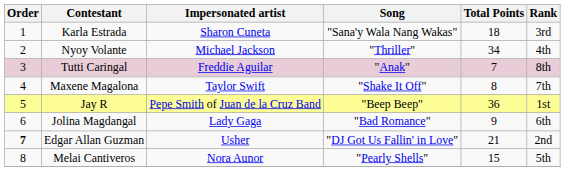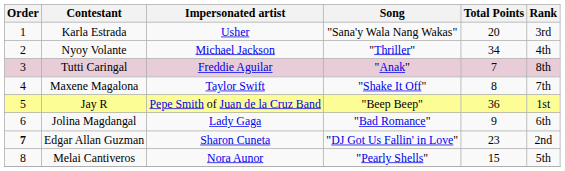(235, 31) Sharon Cuneta -> (235, 31) Usher
(494, 31) 18 -> (494, 31) 20
(235, 140) Usher -> (235, 140) Sharon Cuneta
(494, 140) 21 -> (494, 140) 23
